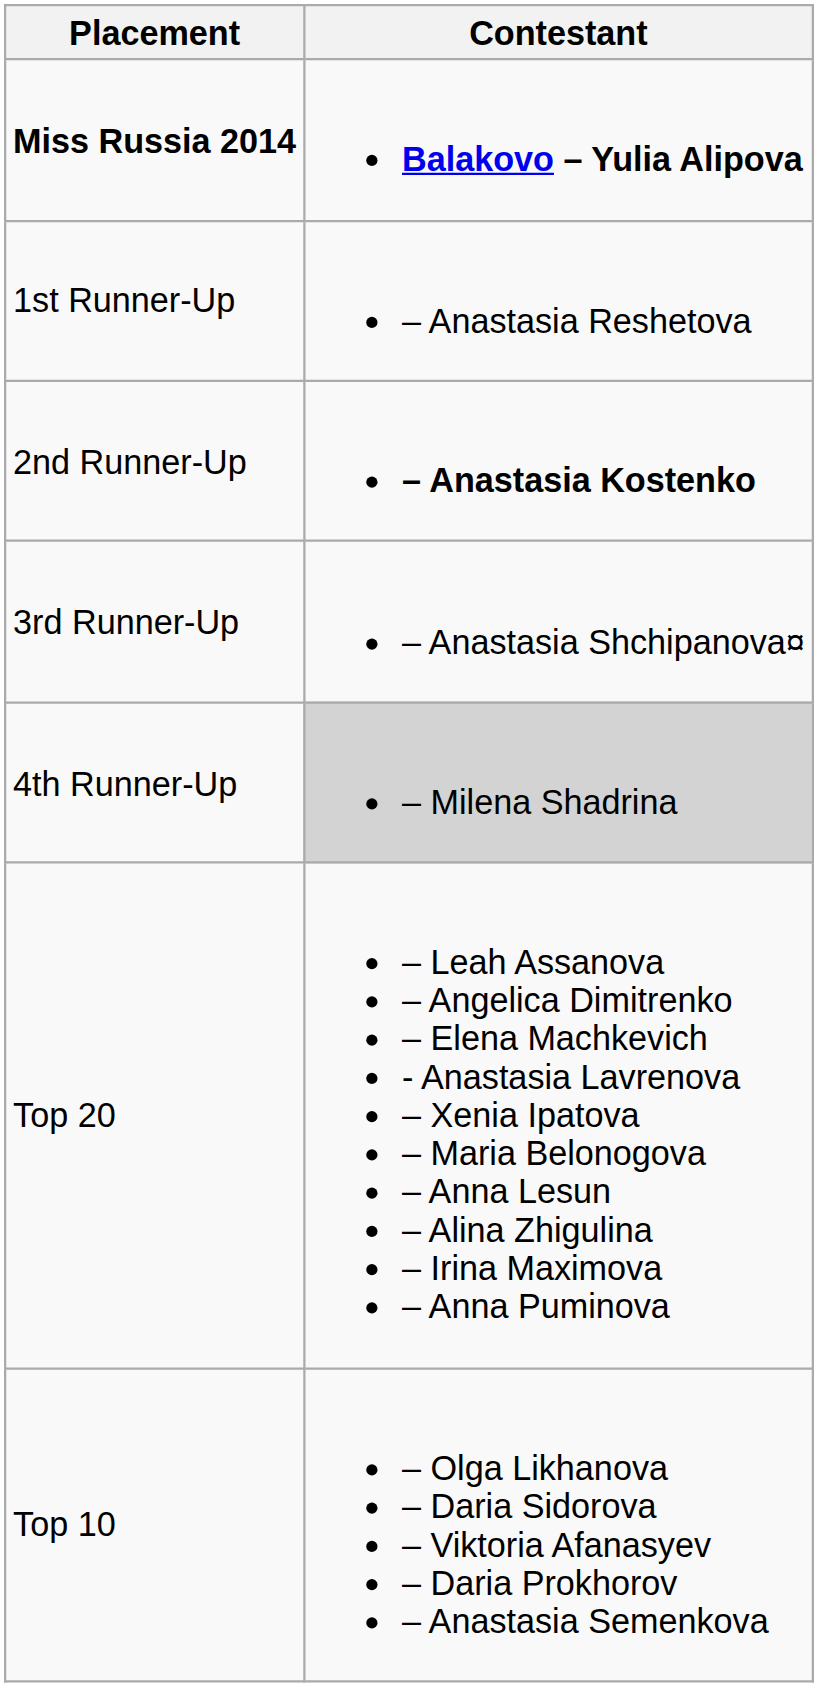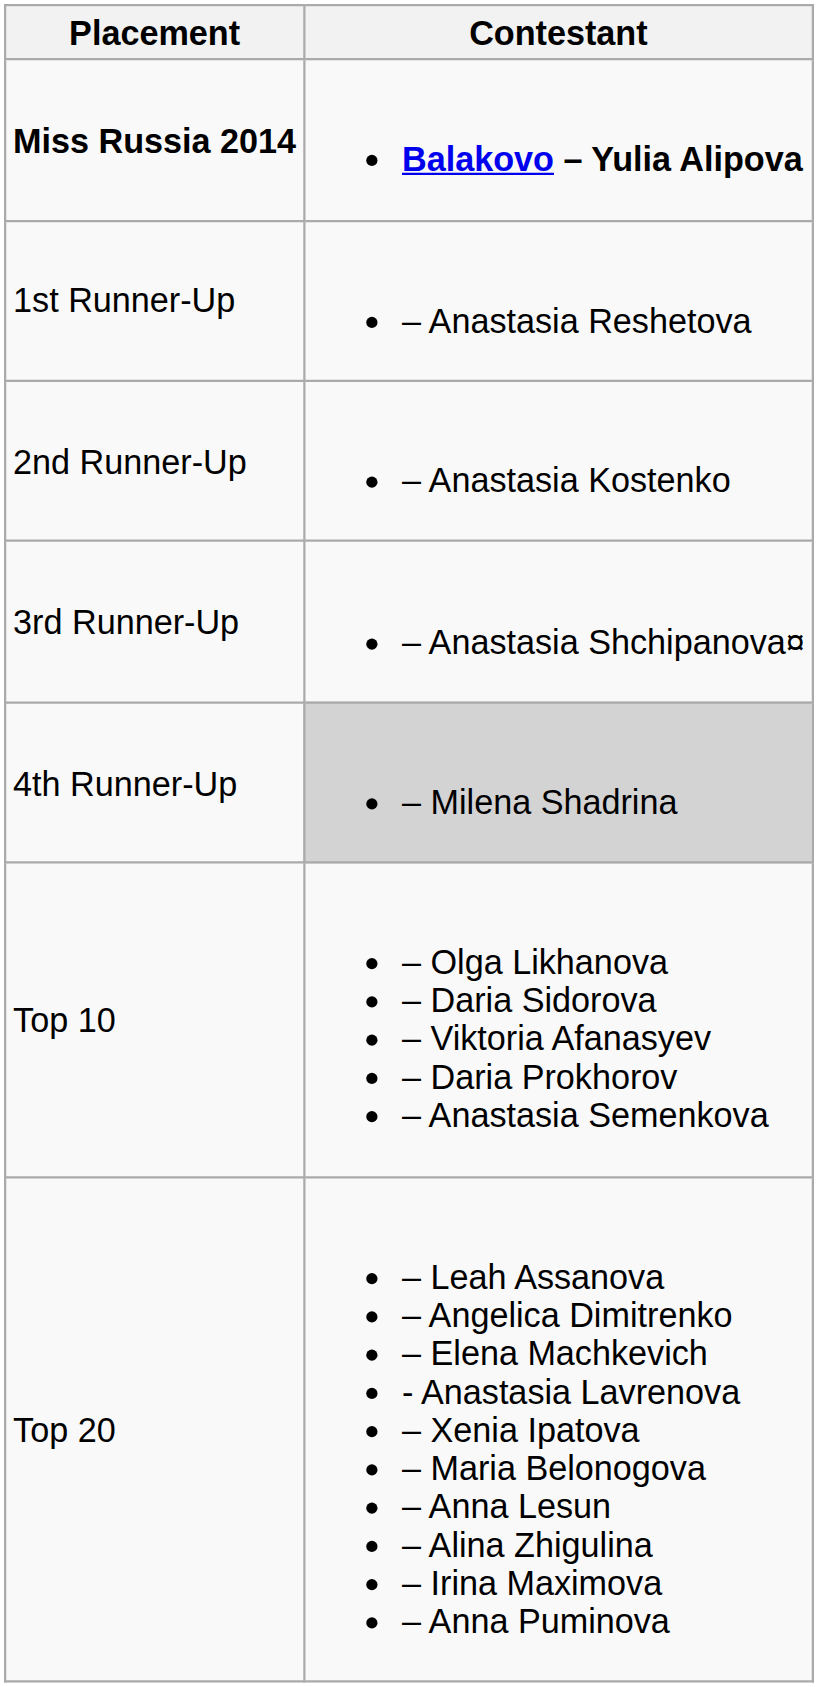(558, 480) bold -> (558, 480) normal
rows swapped: (64, 1525) <-> (64, 1116)
